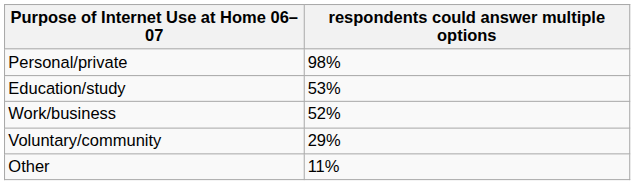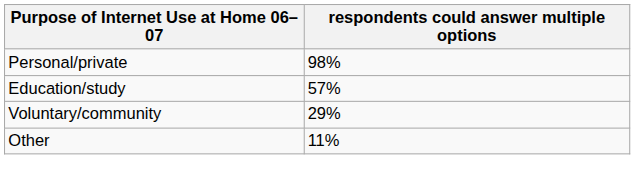(324, 88) 53% -> (324, 88) 57%
- row: (62, 114)
